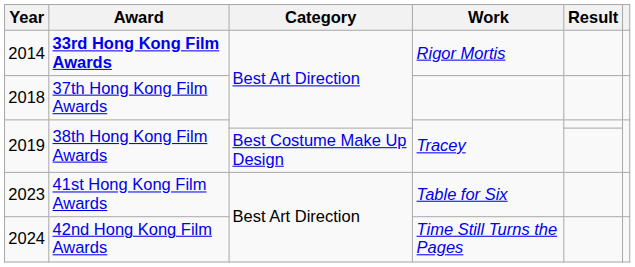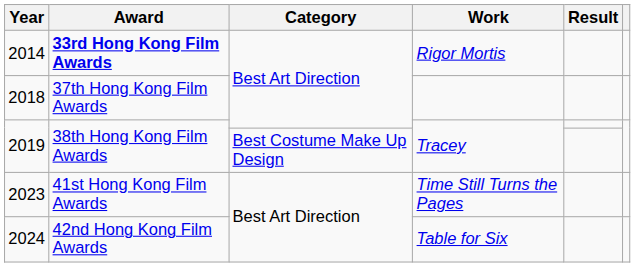(462, 194) Table for Six -> (487, 194) Time Still Turns the Pages
(487, 239) Time Still Turns the Pages -> (462, 239) Table for Six
